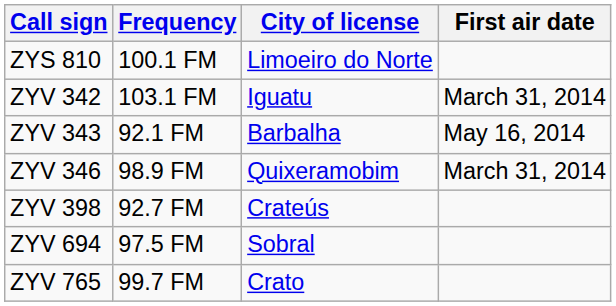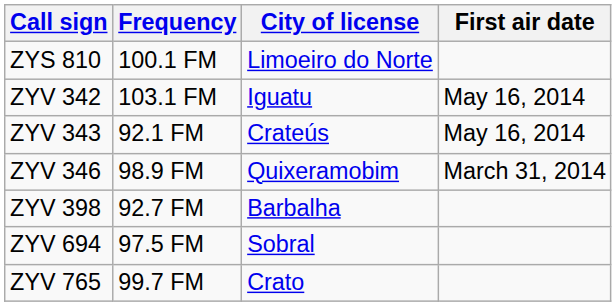(525, 97) March 31, 2014 -> (514, 97) May 16, 2014
(294, 134) Barbalha -> (288, 134) Crateús
(288, 208) Crateús -> (294, 208) Barbalha
